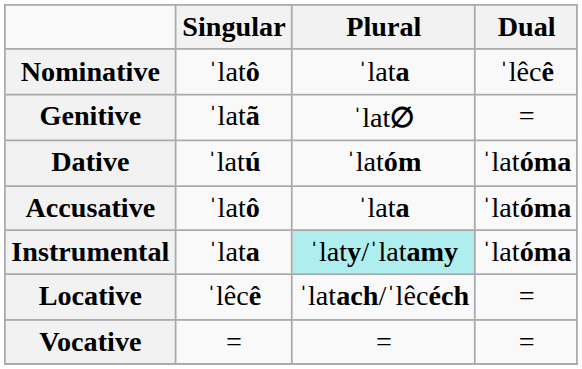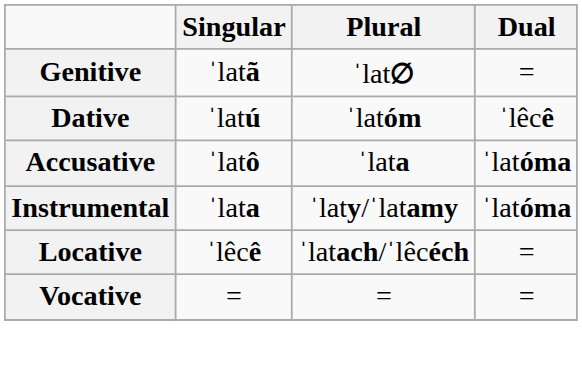- row: (90, 71)
(527, 162) ˈlatóma -> (527, 117) ˈlêcê
(384, 251) paleturquoise background -> (384, 207) no background
